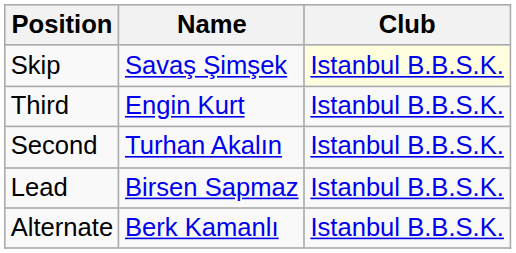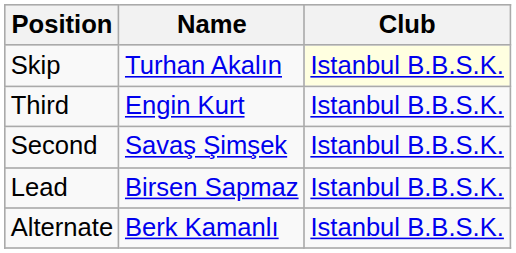(206, 65) Savaş Şimşek -> (203, 65) Turhan Akalın
(203, 146) Turhan Akalın -> (206, 146) Savaş Şimşek
